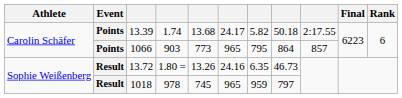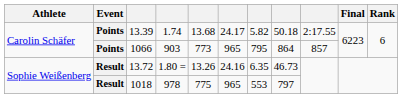(203, 85) 745 -> (203, 85) 775
(259, 85) 959 -> (259, 85) 553
